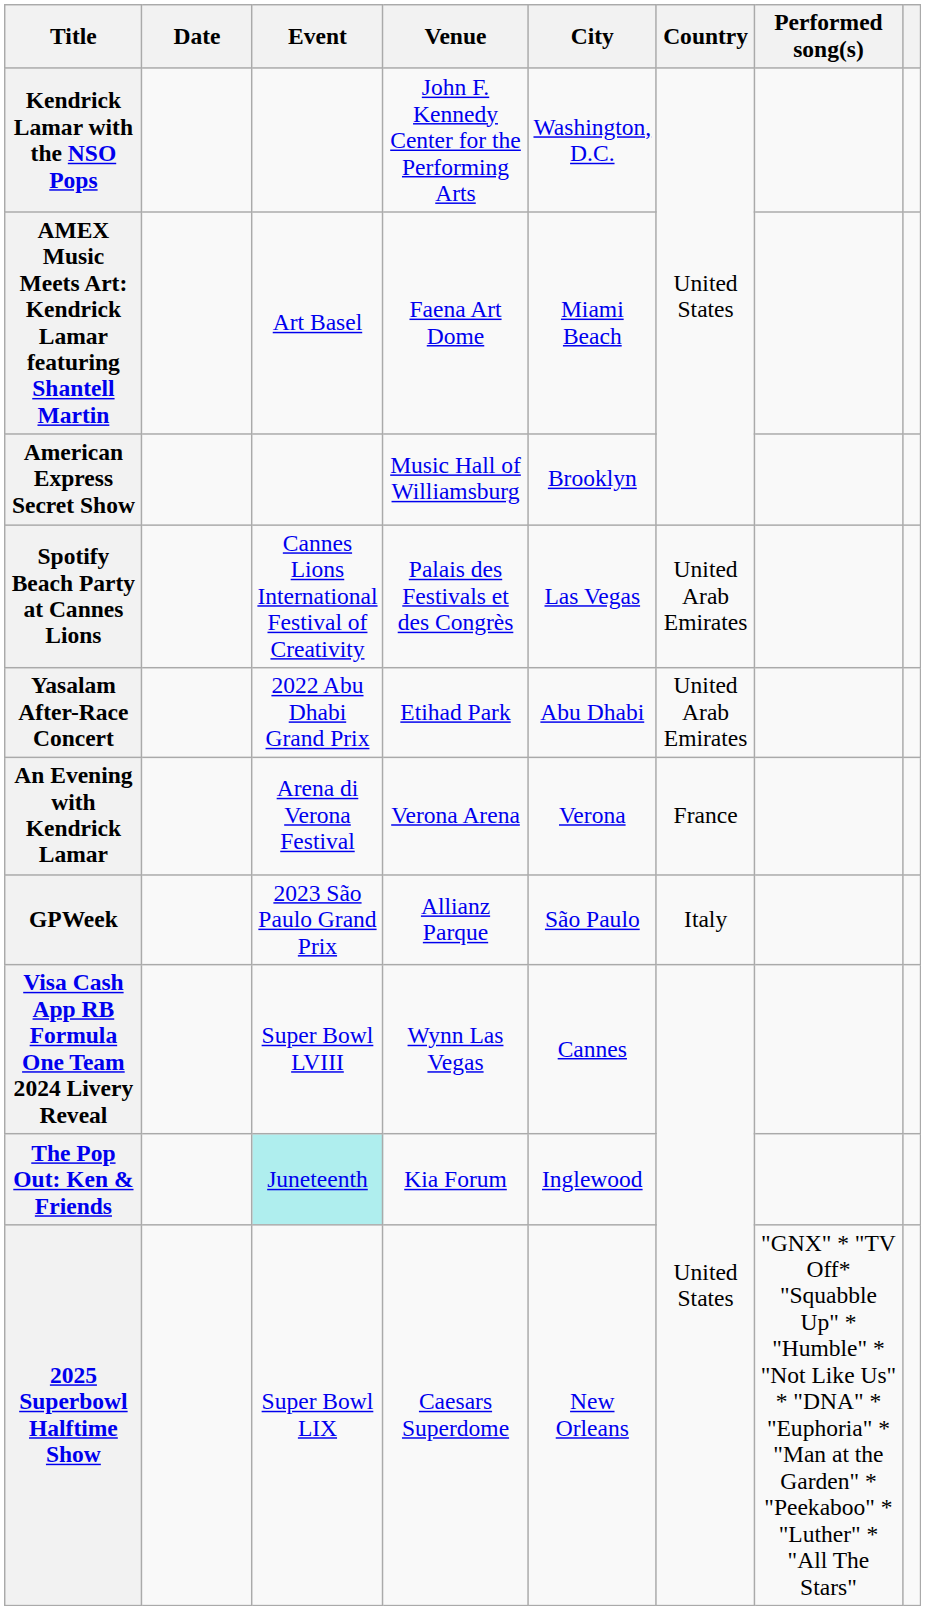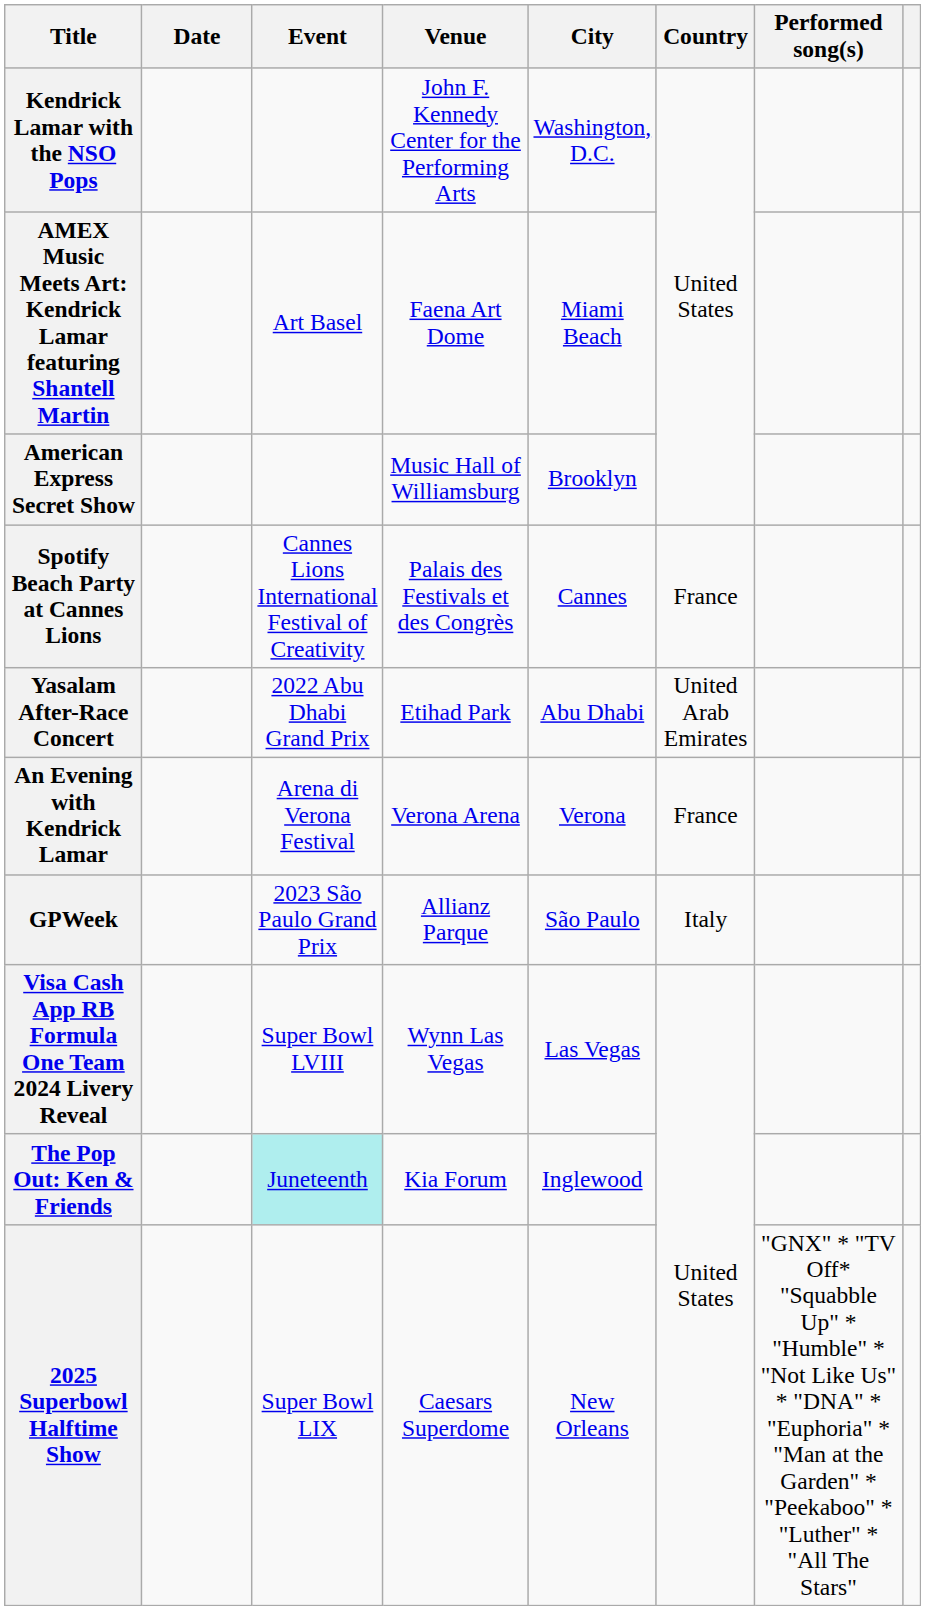(592, 595) Las Vegas -> (592, 595) Cannes
(706, 595) United Arab Emirates -> (706, 595) France
(592, 1049) Cannes -> (592, 1049) Las Vegas
